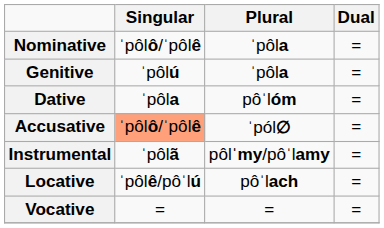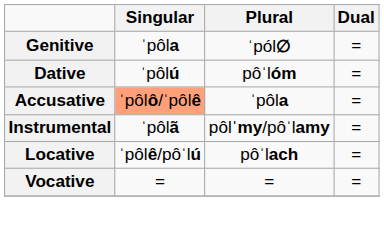- row: (60, 45)
(160, 72) ˈpôlú -> (160, 45) ˈpôla
(269, 72) ˈpôla -> (269, 46) ˈpól∅
(160, 99) ˈpôla -> (160, 73) ˈpôlú
(269, 127) ˈpól∅ -> (269, 100) ˈpôla
